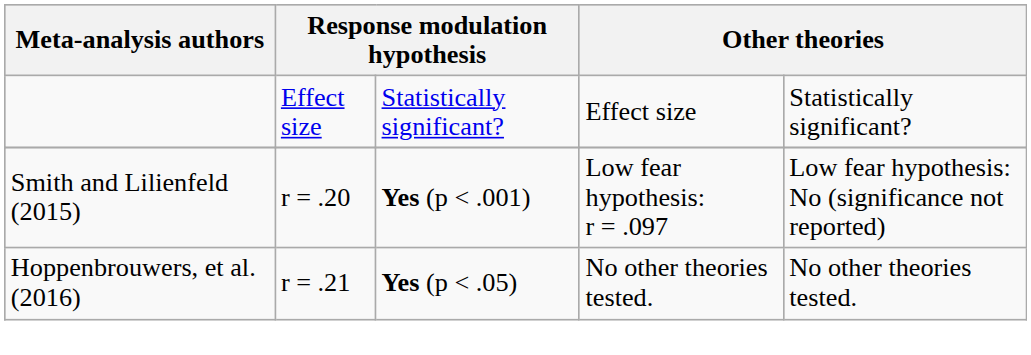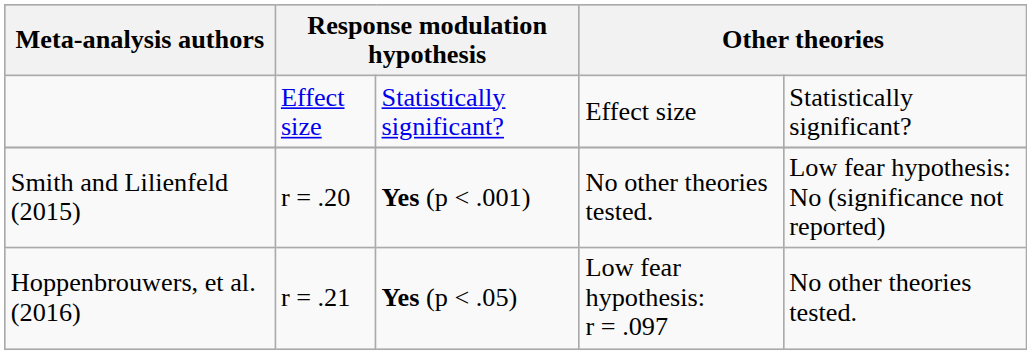(645, 197) Low fear hypothesis: r = .097 -> (677, 197) No other theories tested.
(677, 282) No other theories tested. -> (645, 297) Low fear hypothesis: r = .097
